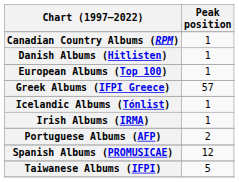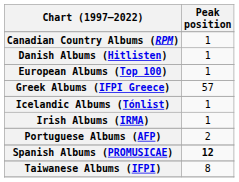(208, 153) normal -> (208, 153) bold
(208, 169) 5 -> (208, 169) 8
